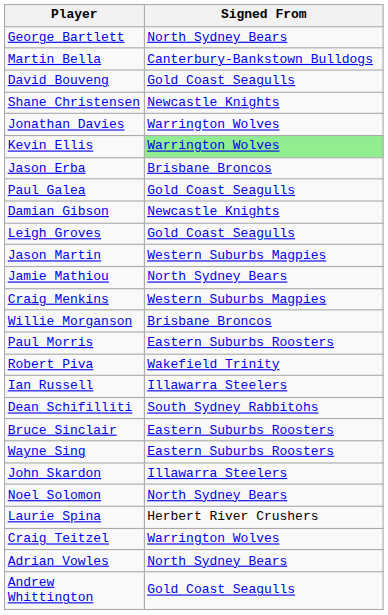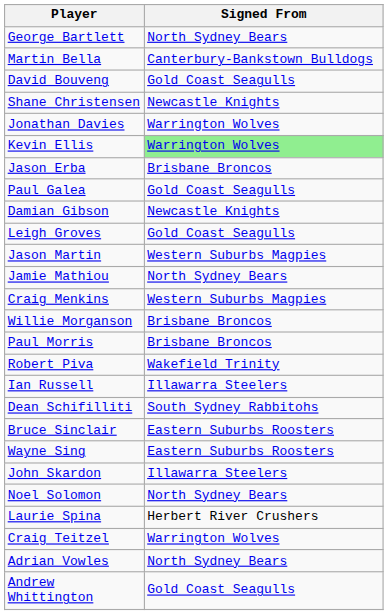(241, 342) Eastern Suburbs Roosters -> (209, 342) Brisbane Broncos
